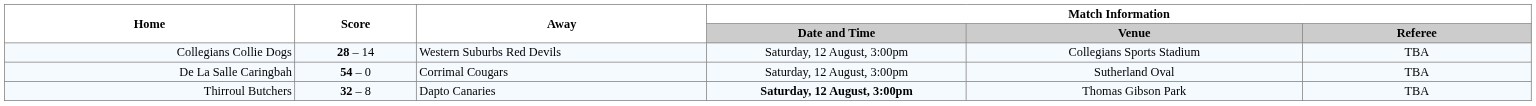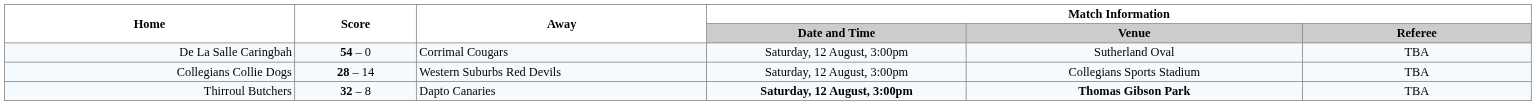rows swapped: (234, 52) <-> (236, 71)
(1134, 91) normal -> (1134, 91) bold
